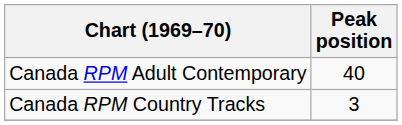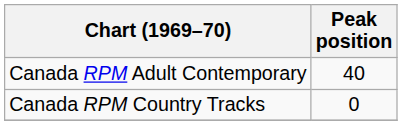(354, 104) 3 -> (354, 104) 0
